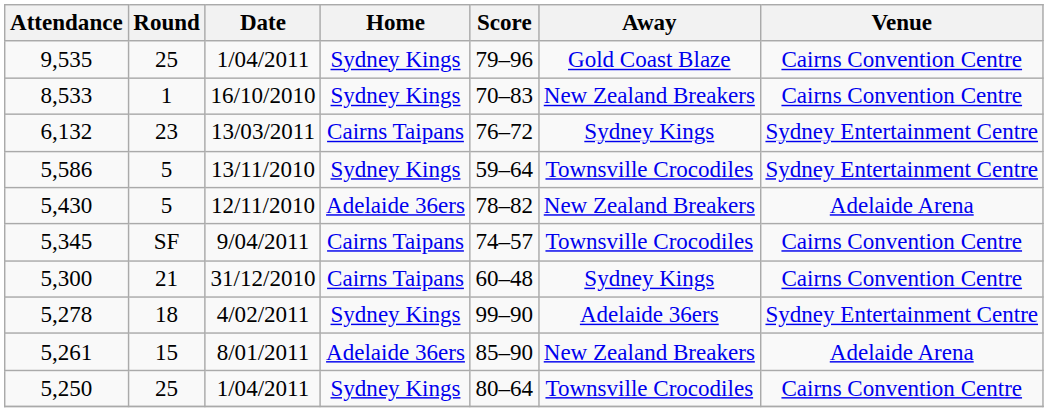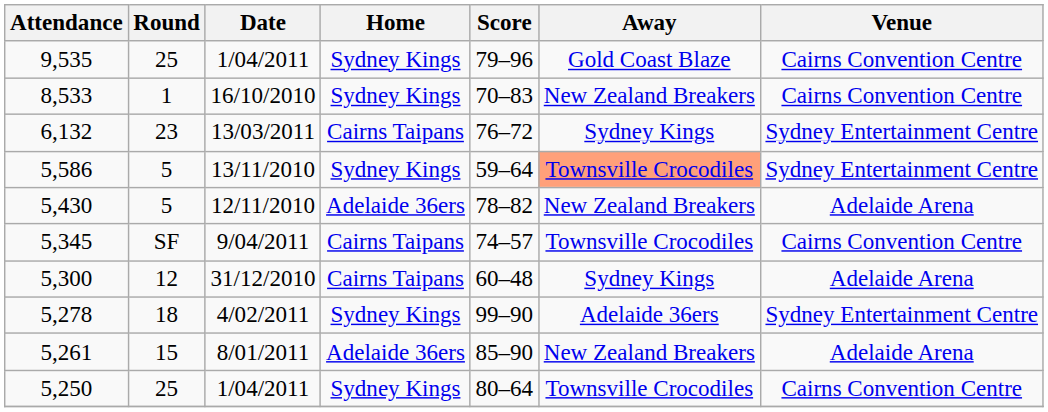(649, 168) no background -> (649, 168) lightsalmon background
(167, 278) 21 -> (167, 278) 12
(902, 278) Cairns Convention Centre -> (902, 278) Adelaide Arena
